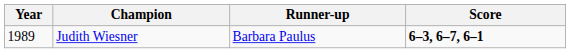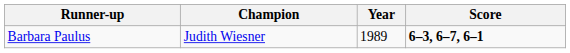columns swapped: (29, 15) <-> (318, 15)
